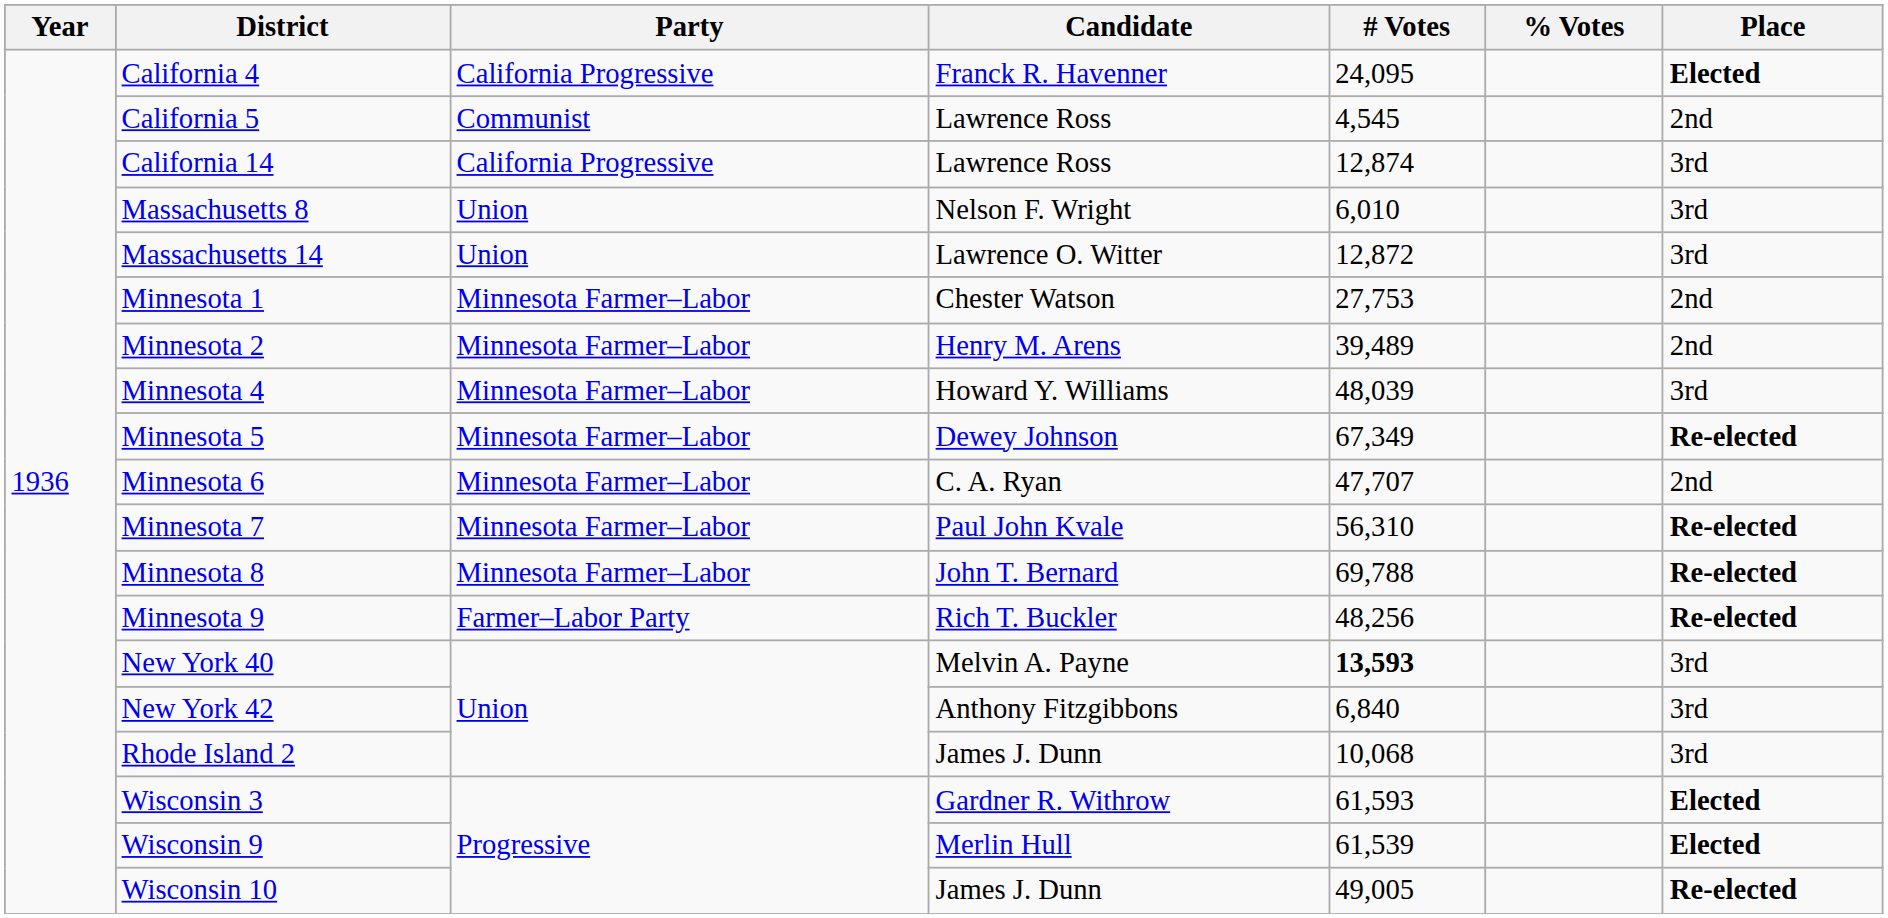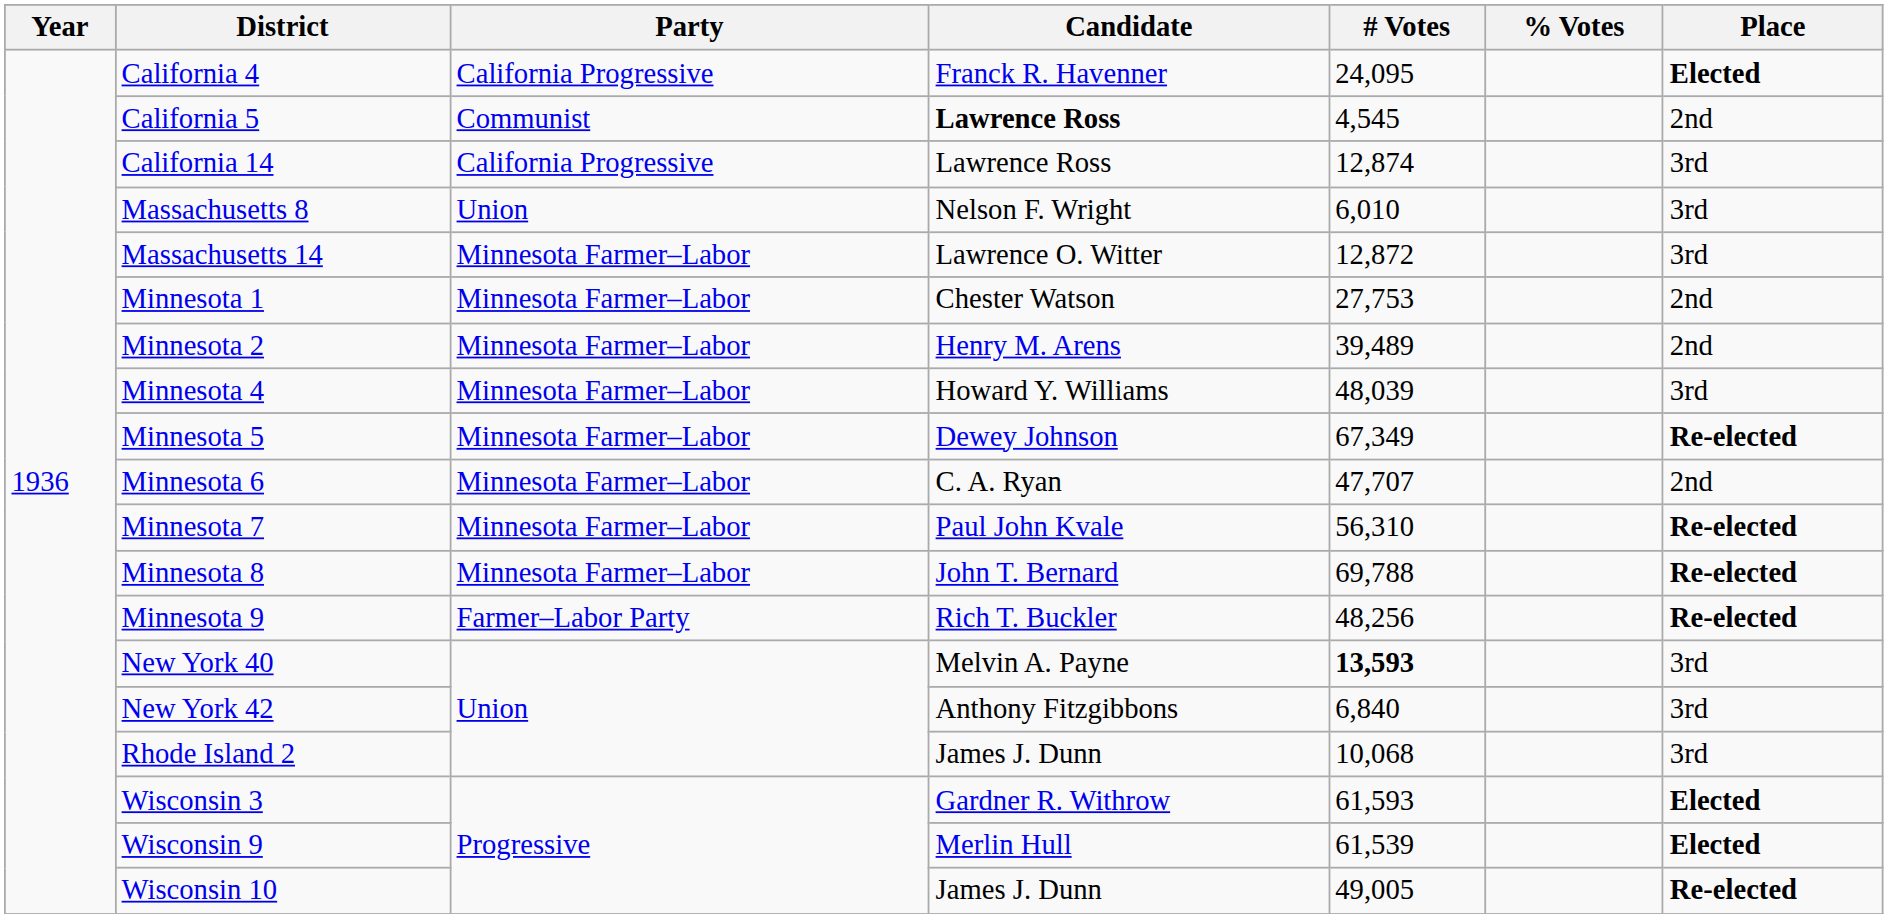(1023, 118) normal -> (1028, 118) bold
(492, 254) Union -> (603, 254) Minnesota Farmer–Labor
